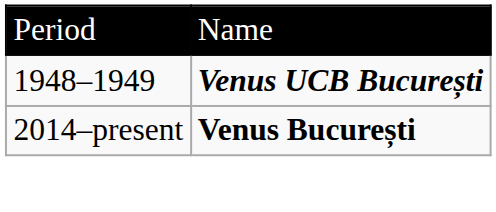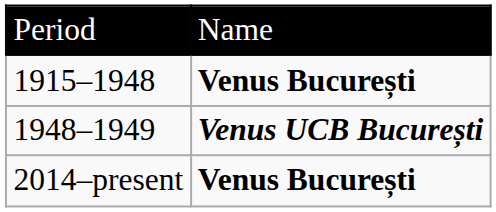+ row: (84, 80)
